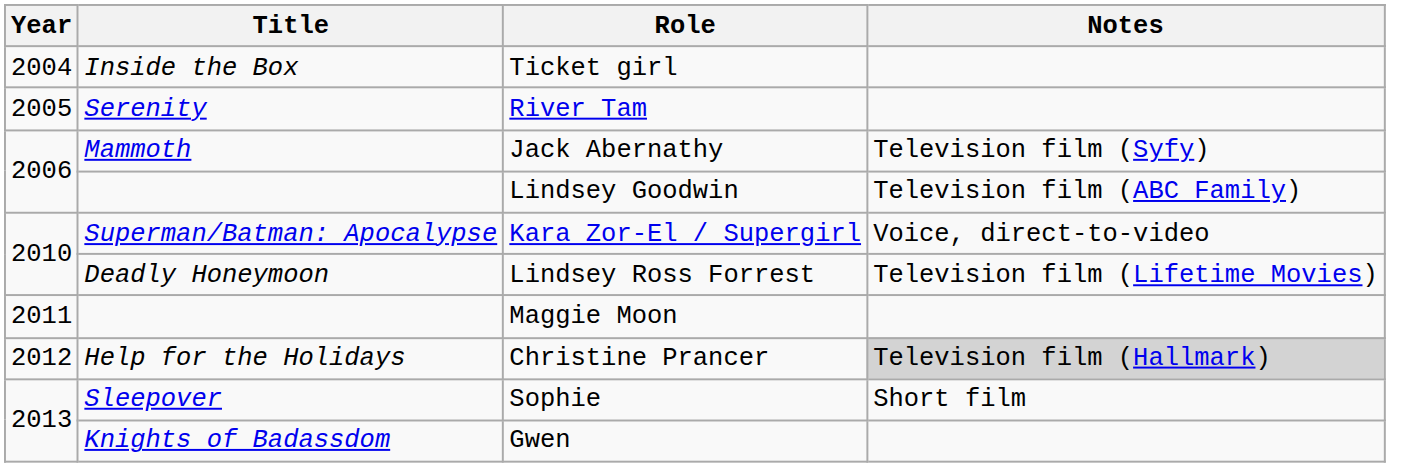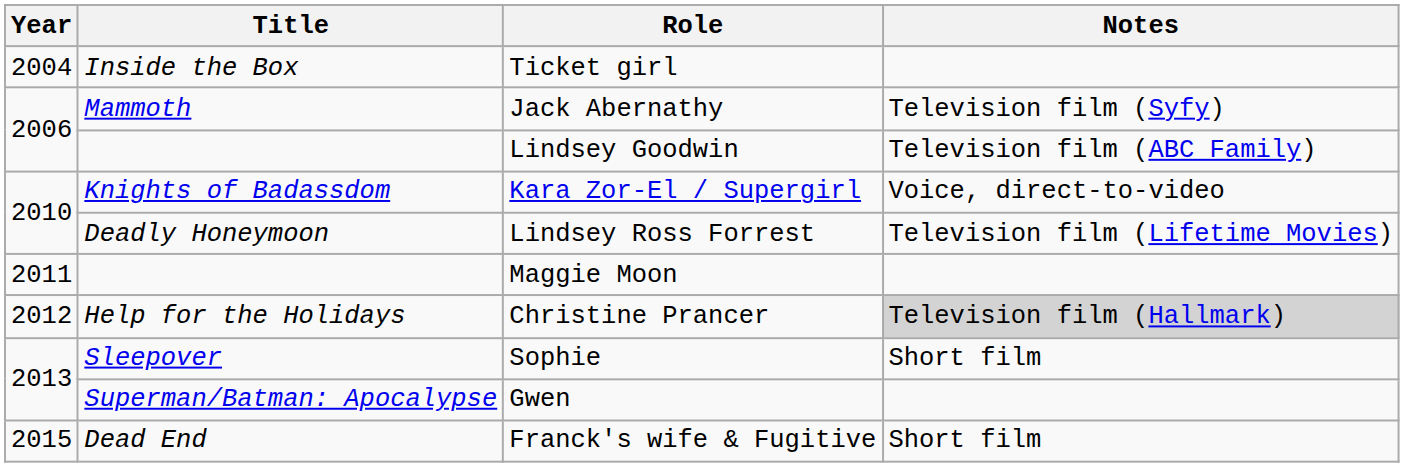- row: (578, 109)
(291, 233) Superman/Batman: Apocalypse -> (237, 192) Knights of Badassdom
(237, 441) Knights of Badassdom -> (291, 399) Superman/Batman: Apocalypse
+ row: (693, 441)
